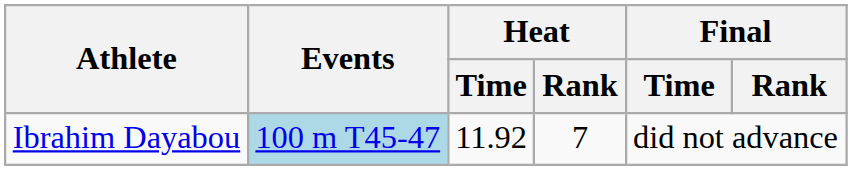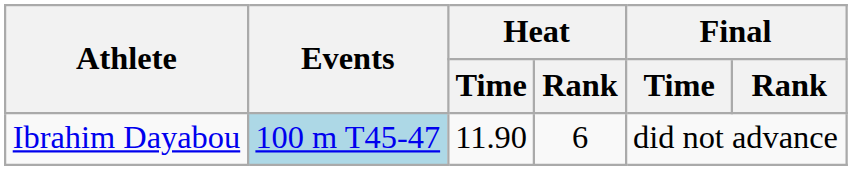(491, 138) 11.92 -> (491, 138) 11.90
(580, 138) 7 -> (580, 138) 6
